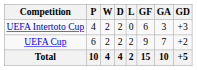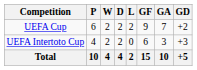rows swapped: (45, 42) <-> (45, 27)
